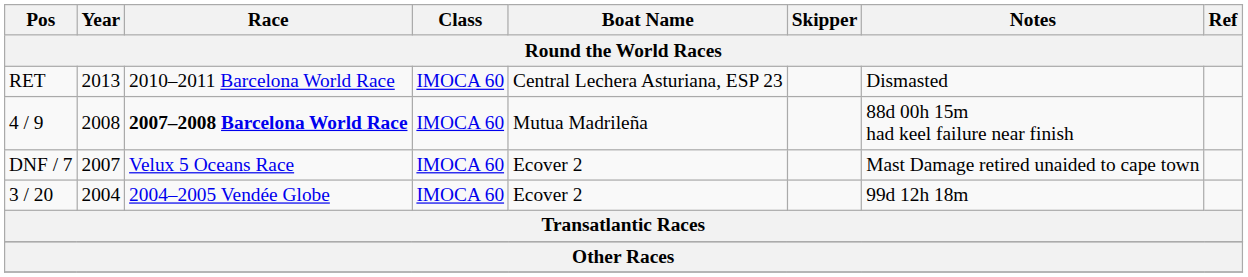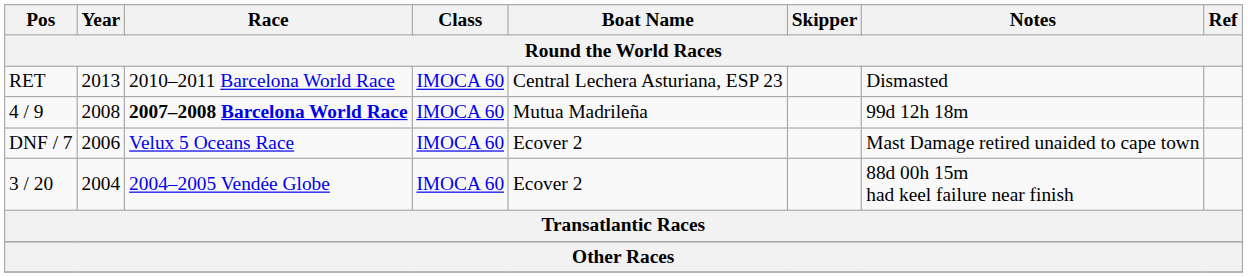(970, 122) 88d 00h 15m had keel failure near finish -> (917, 111) 99d 12h 18m
(101, 164) 2007 -> (101, 142) 2006
(917, 195) 99d 12h 18m -> (970, 184) 88d 00h 15m had keel failure near finish
